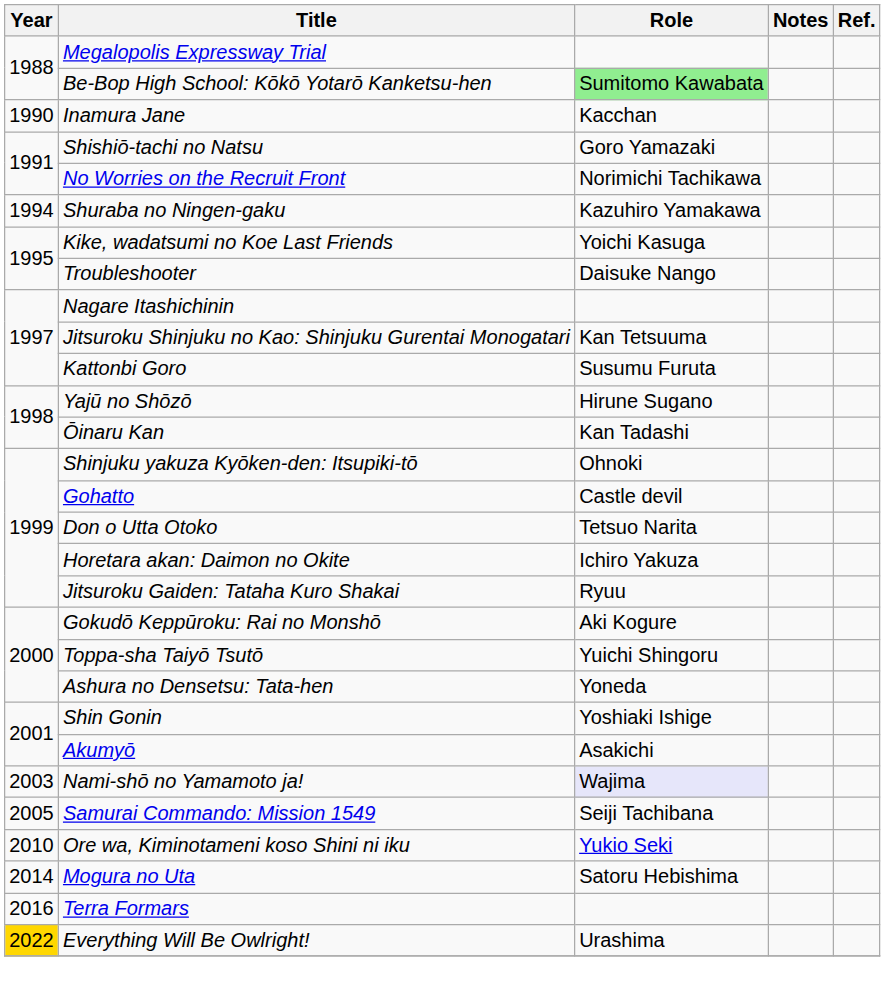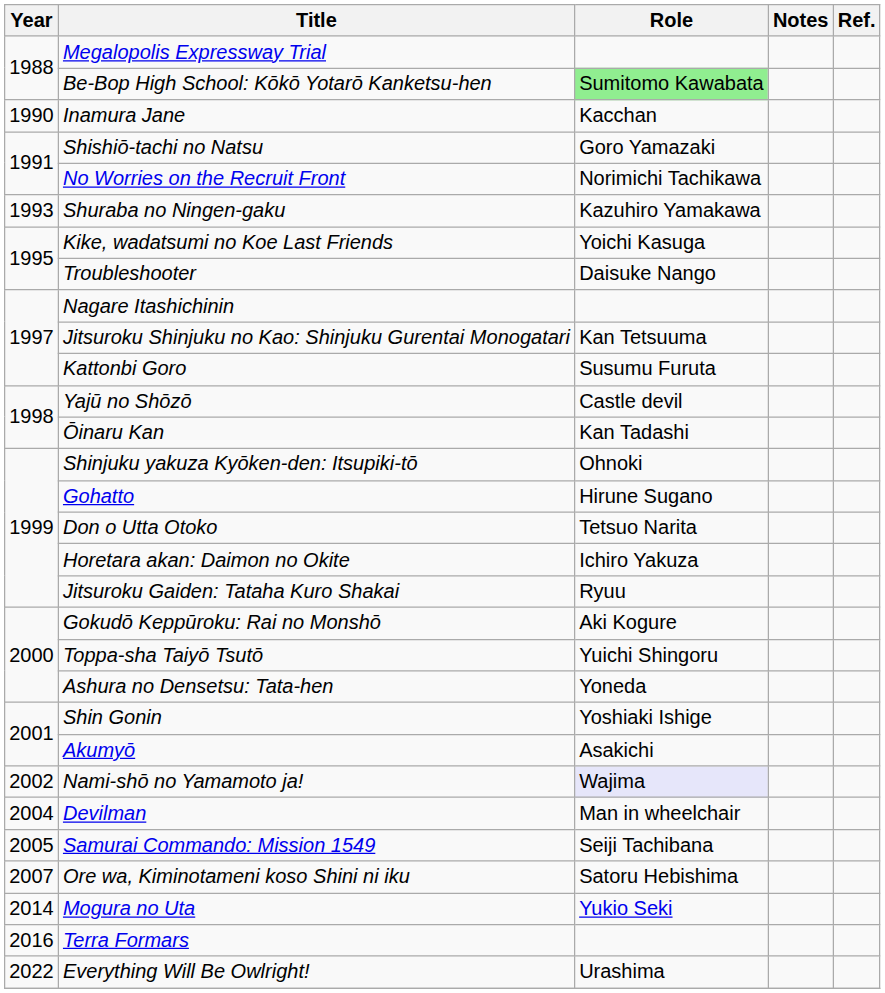(31, 210) 1994 -> (31, 210) 1993
(646, 400) Hirune Sugano -> (631, 400) Castle devil
(631, 496) Castle devil -> (646, 496) Hirune Sugano
(31, 781) 2003 -> (31, 781) 2002
+ row: (105, 813)
(31, 845) 2010 -> (31, 876) 2007
(626, 845) Yukio Seki -> (659, 876) Satoru Hebishima
(659, 876) Satoru Hebishima -> (626, 908) Yukio Seki
(31, 940) gold background -> (31, 971) no background
